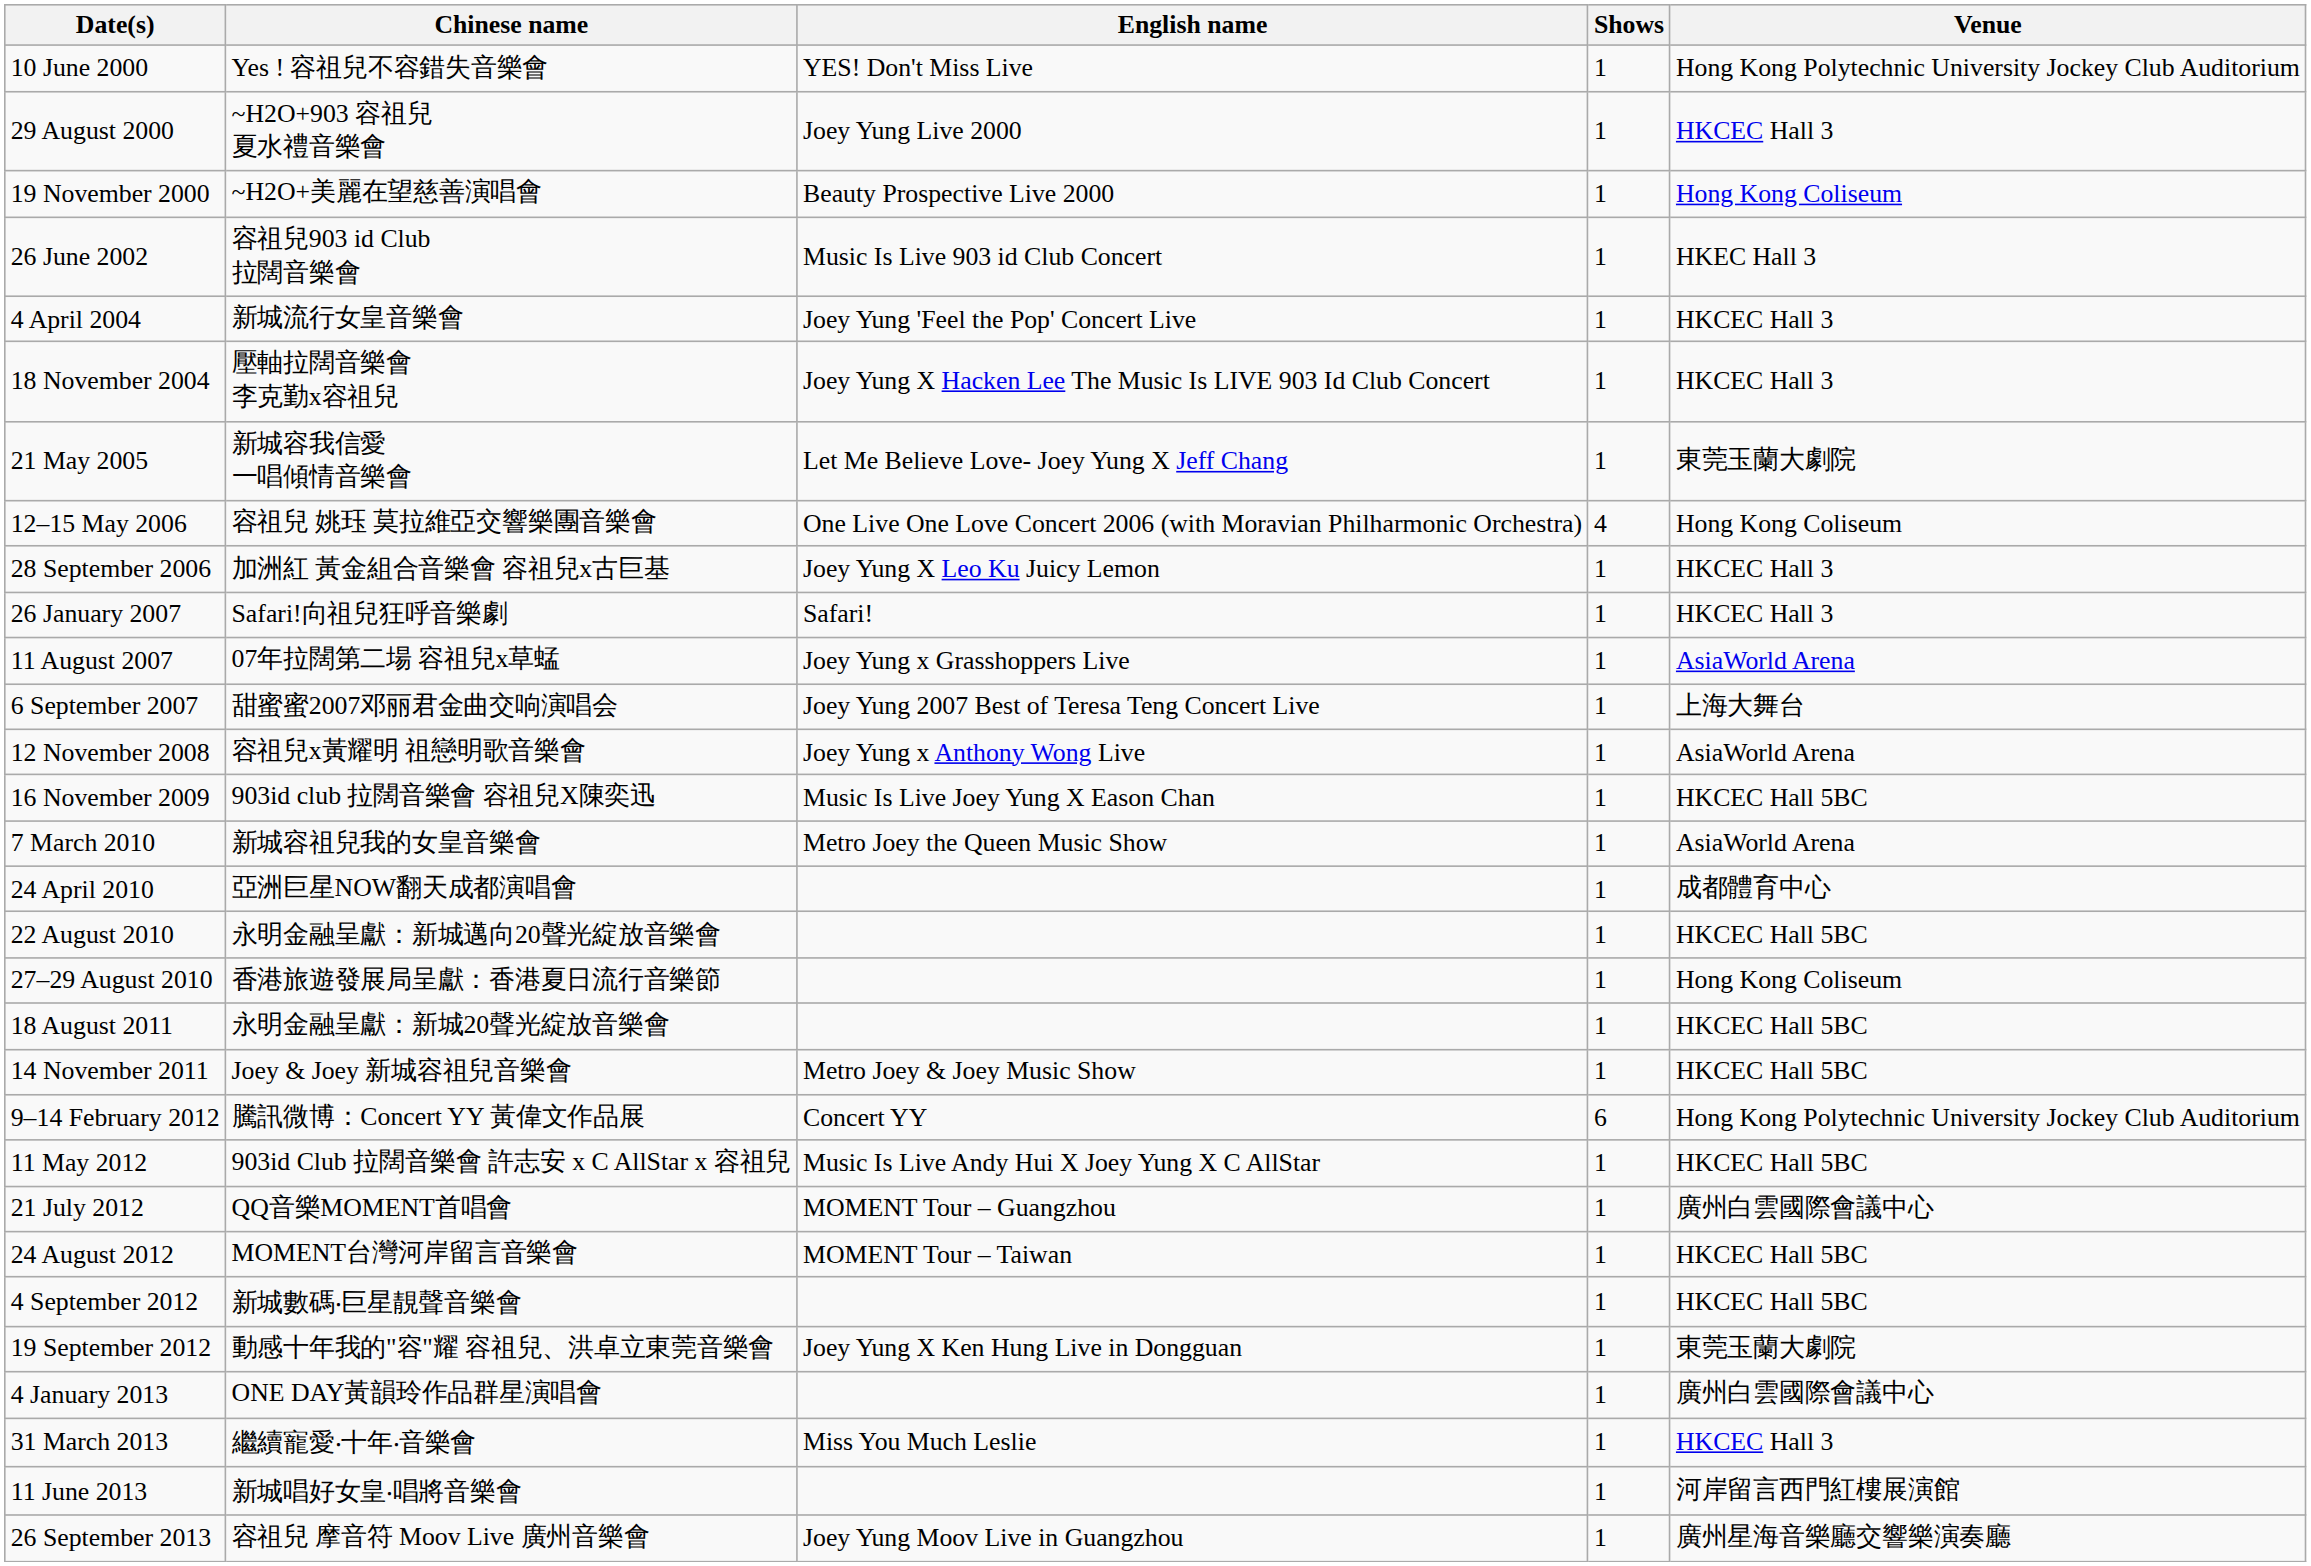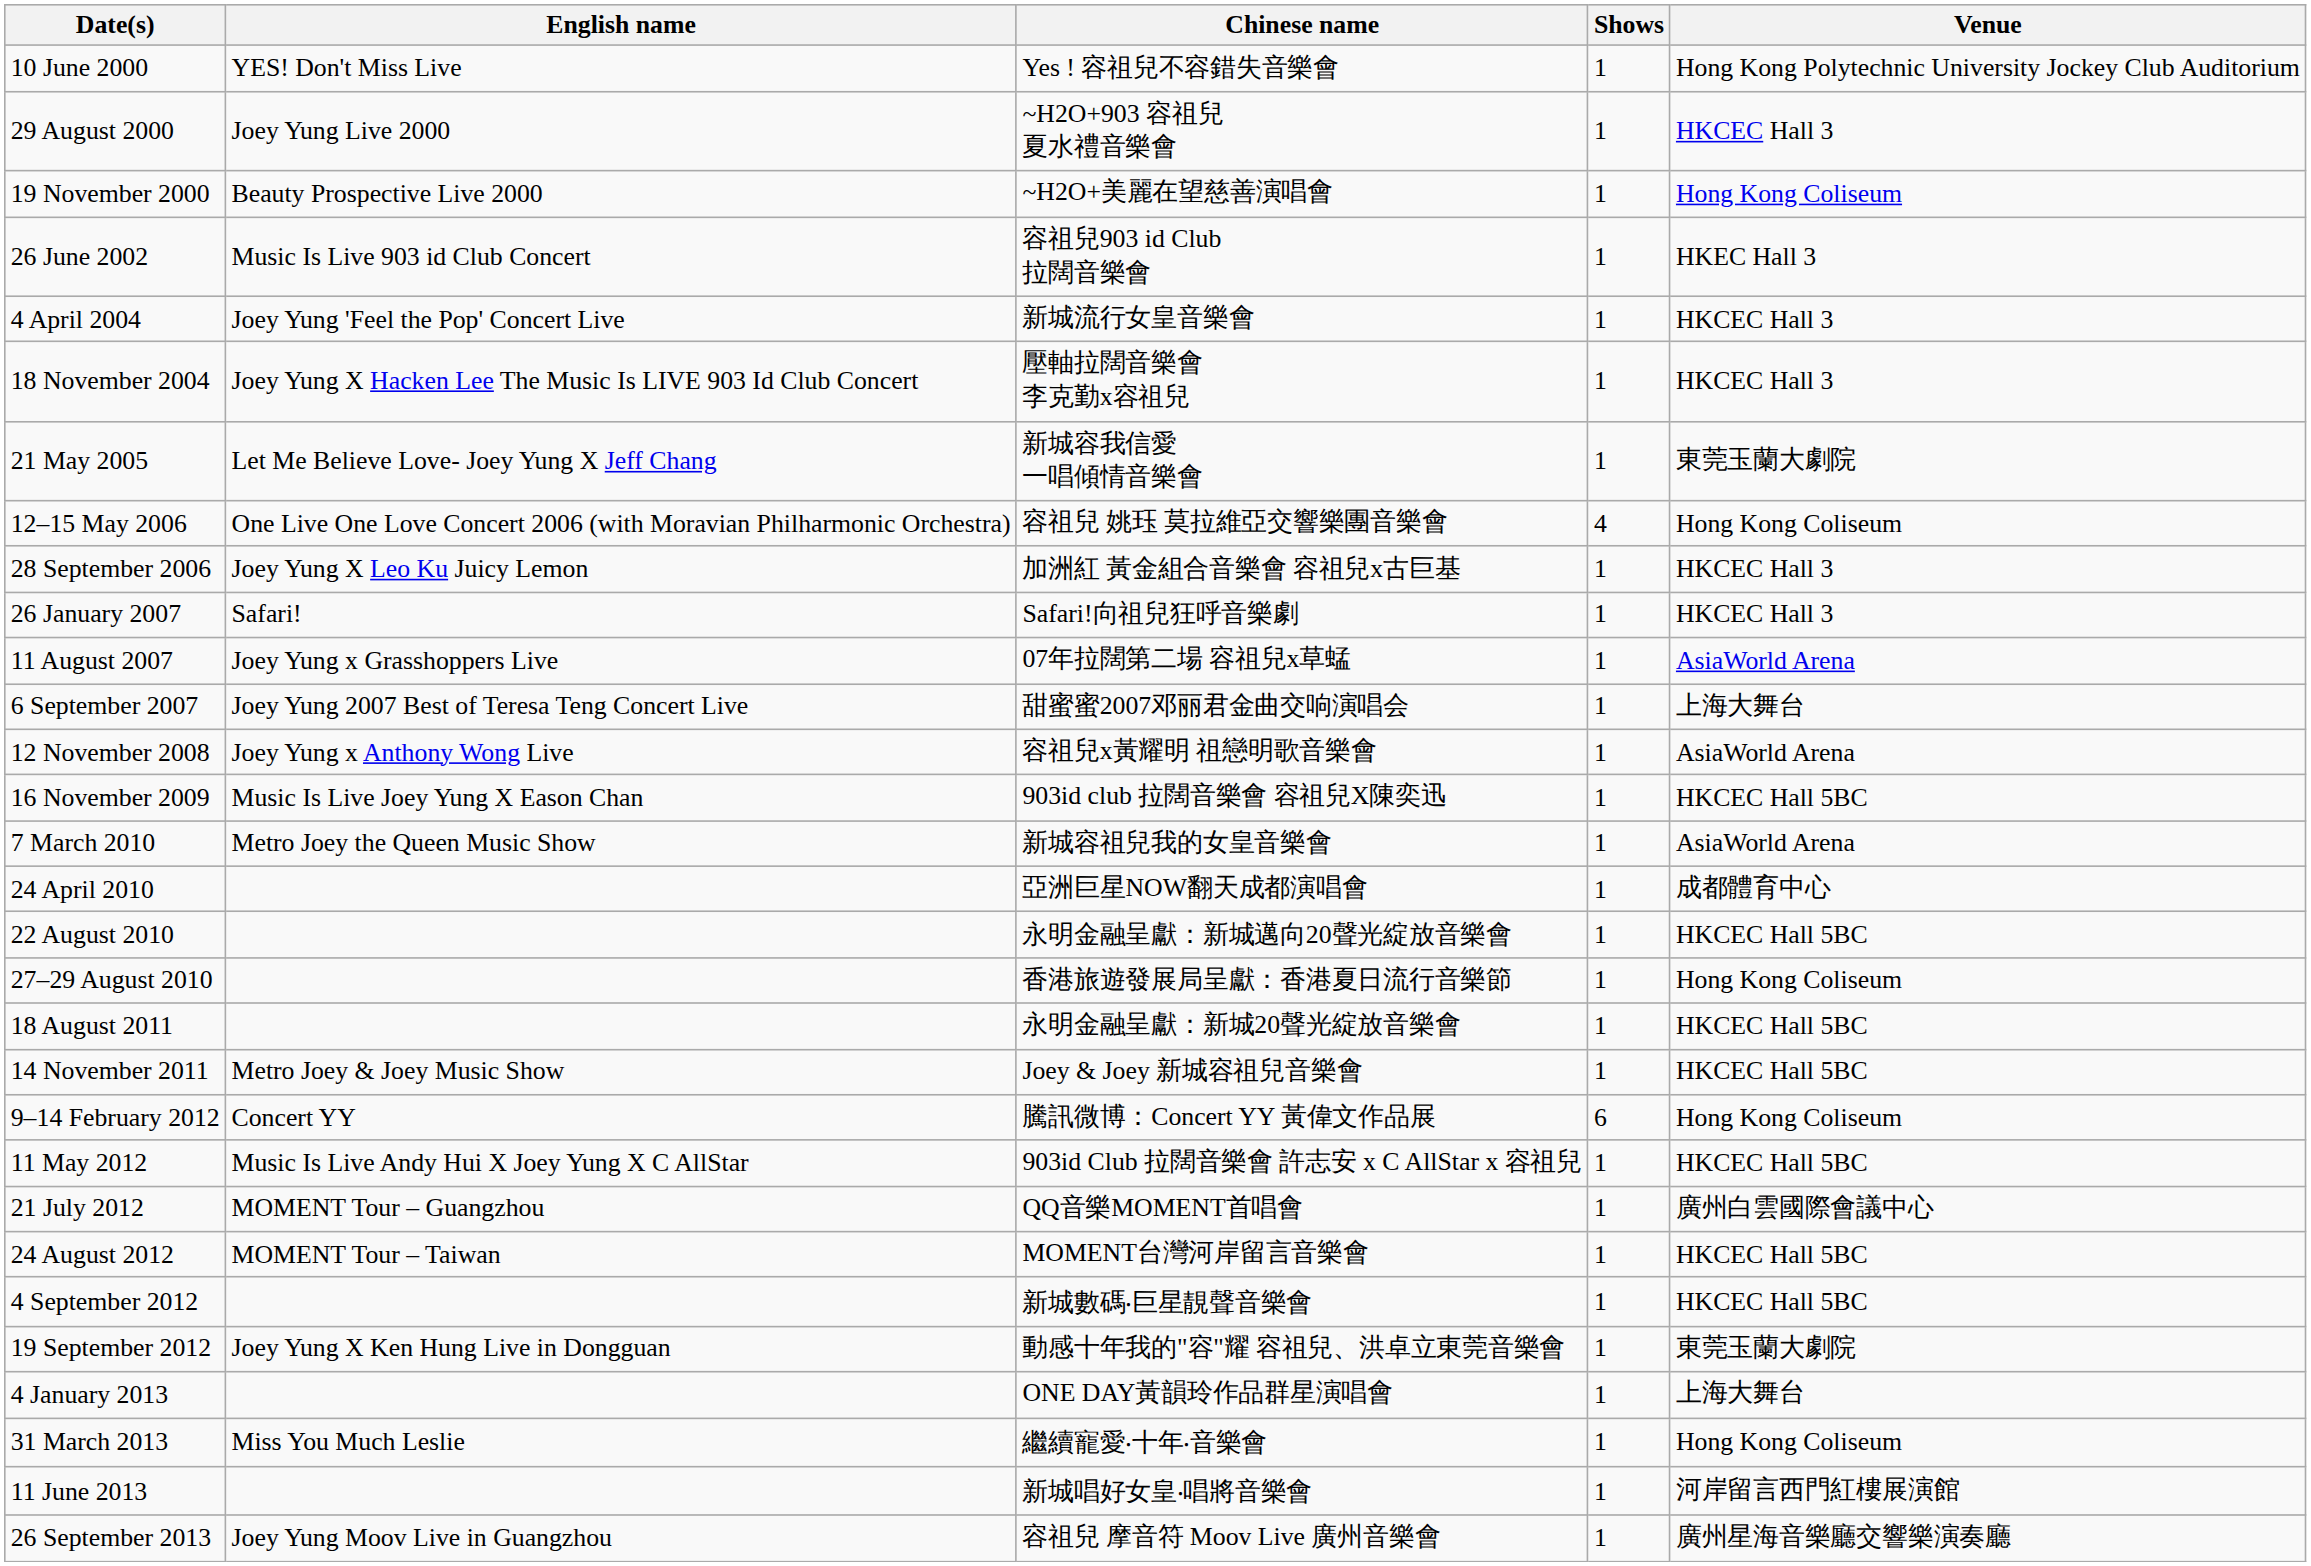columns swapped: (1193, 24) <-> (511, 24)
(1988, 1117) Hong Kong Polytechnic University Jockey Club Auditorium -> (1789, 1117) Hong Kong Coliseum
(1805, 1393) 廣州白雲國際會議中心 -> (1740, 1393) 上海大舞台
(1755, 1441) HKCEC Hall 3 -> (1789, 1441) Hong Kong Coliseum
